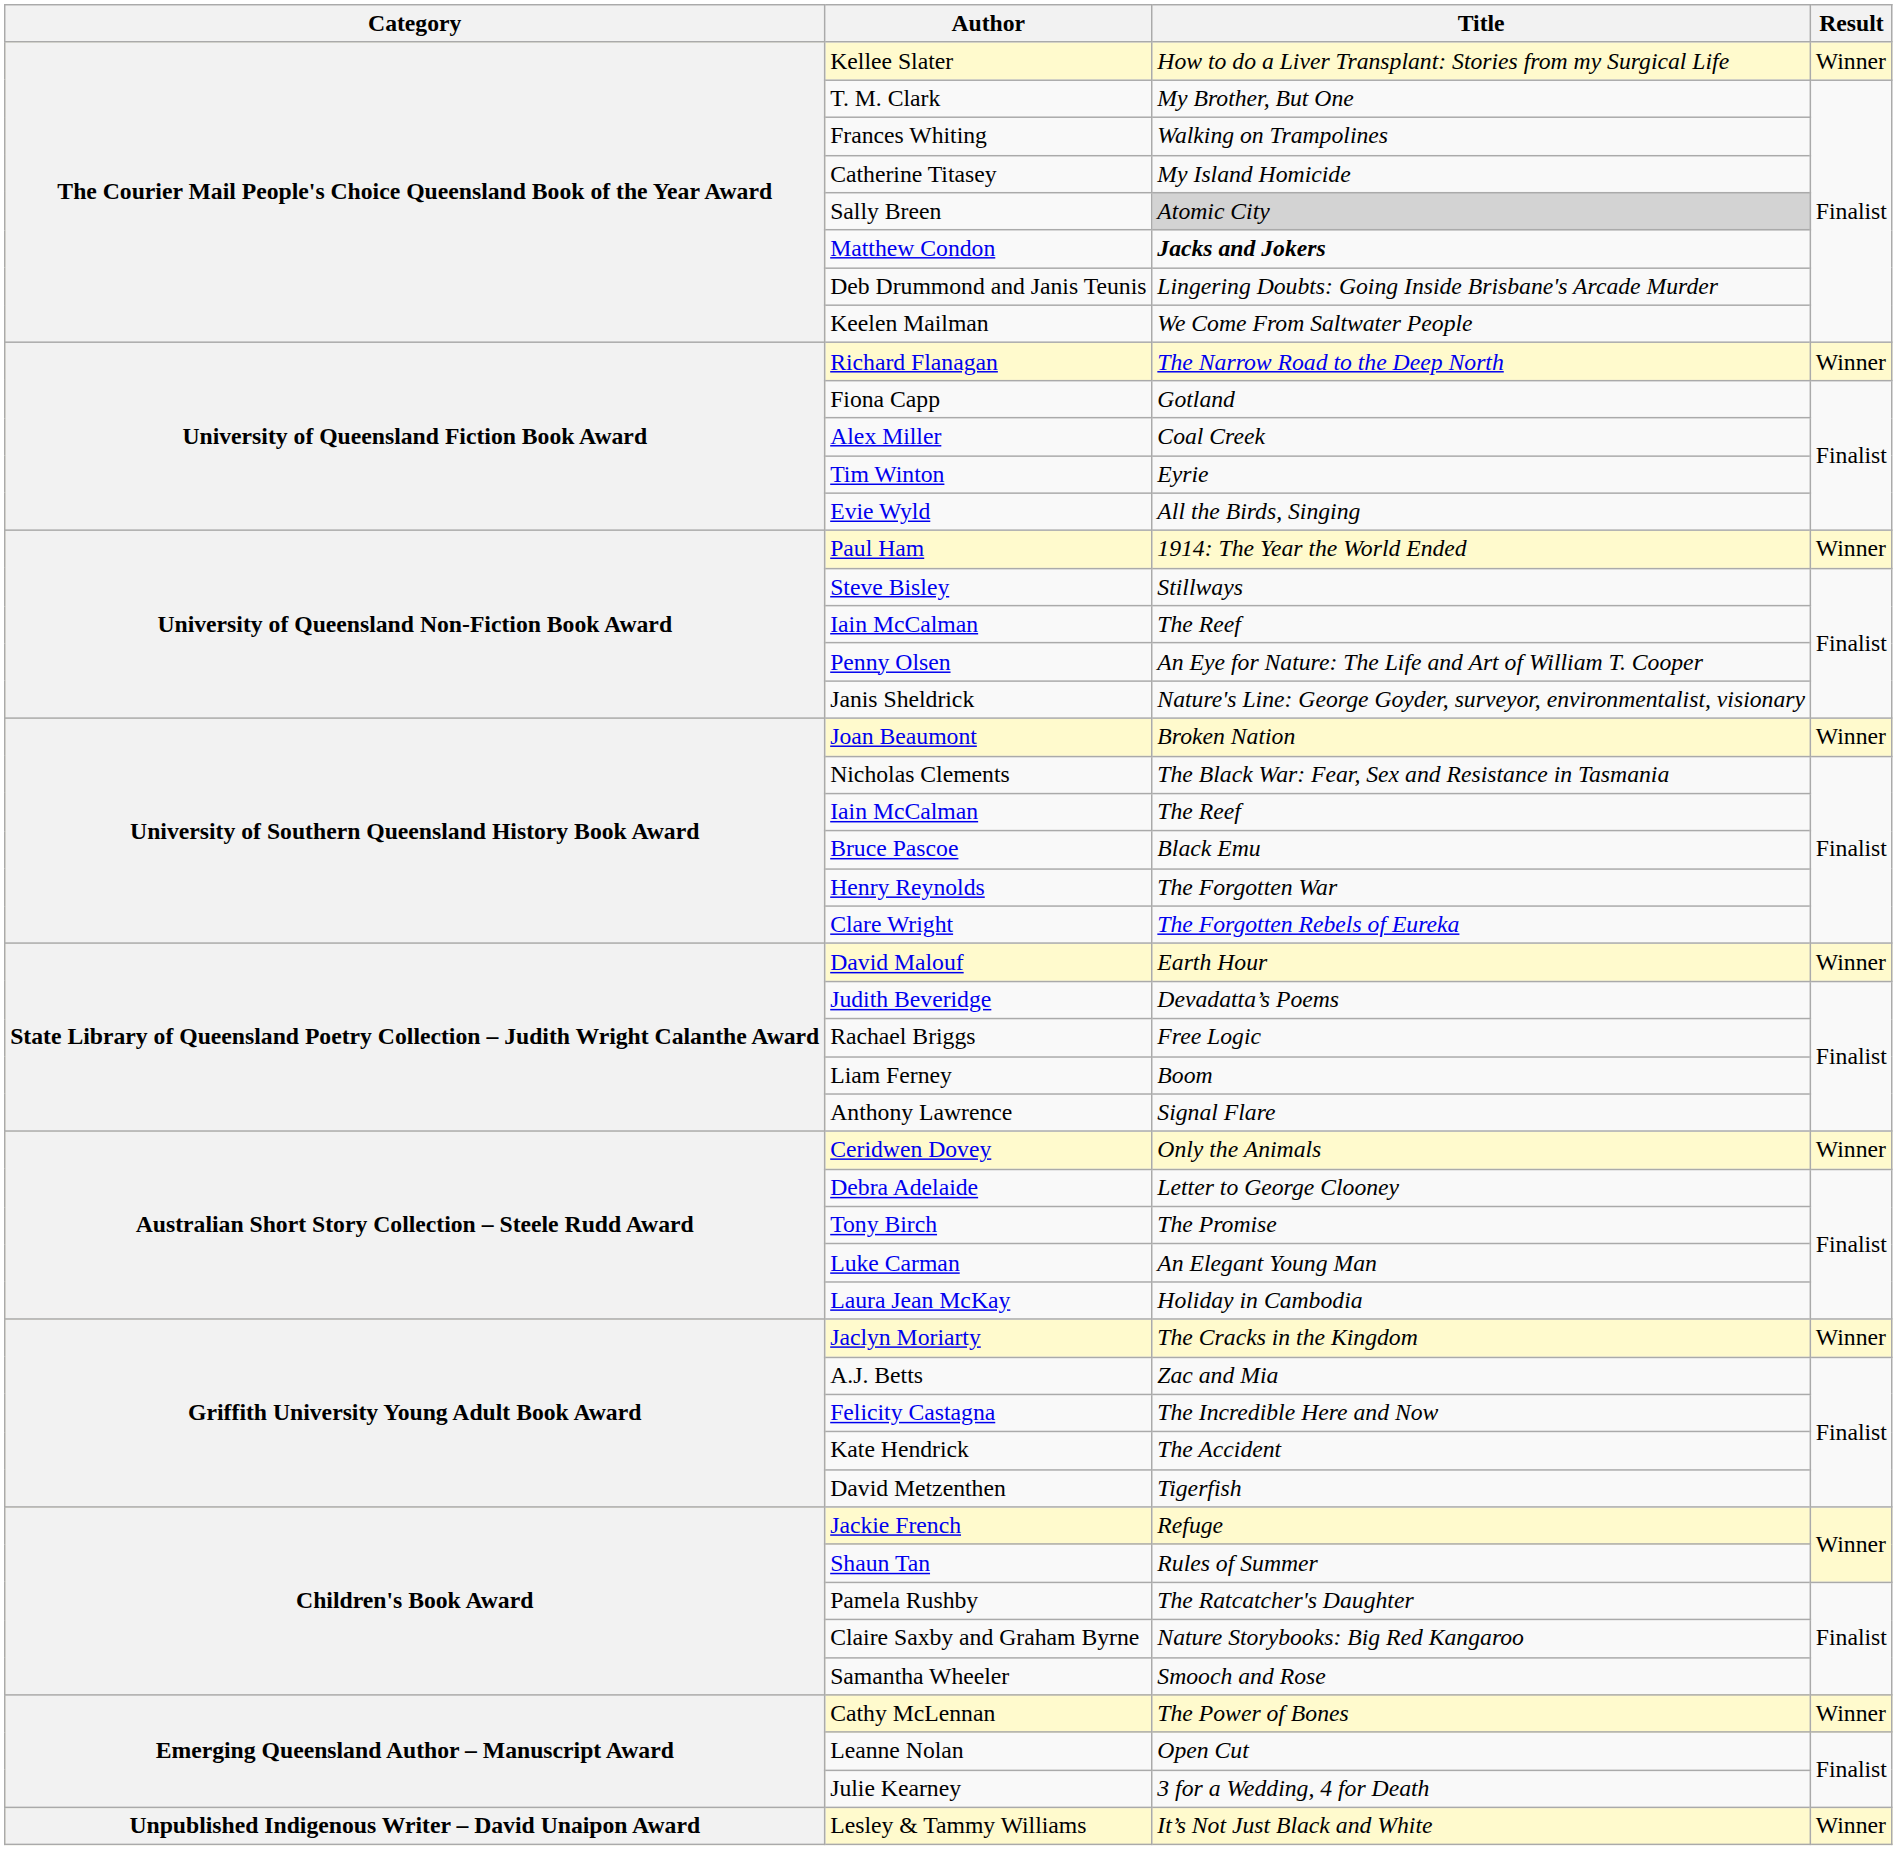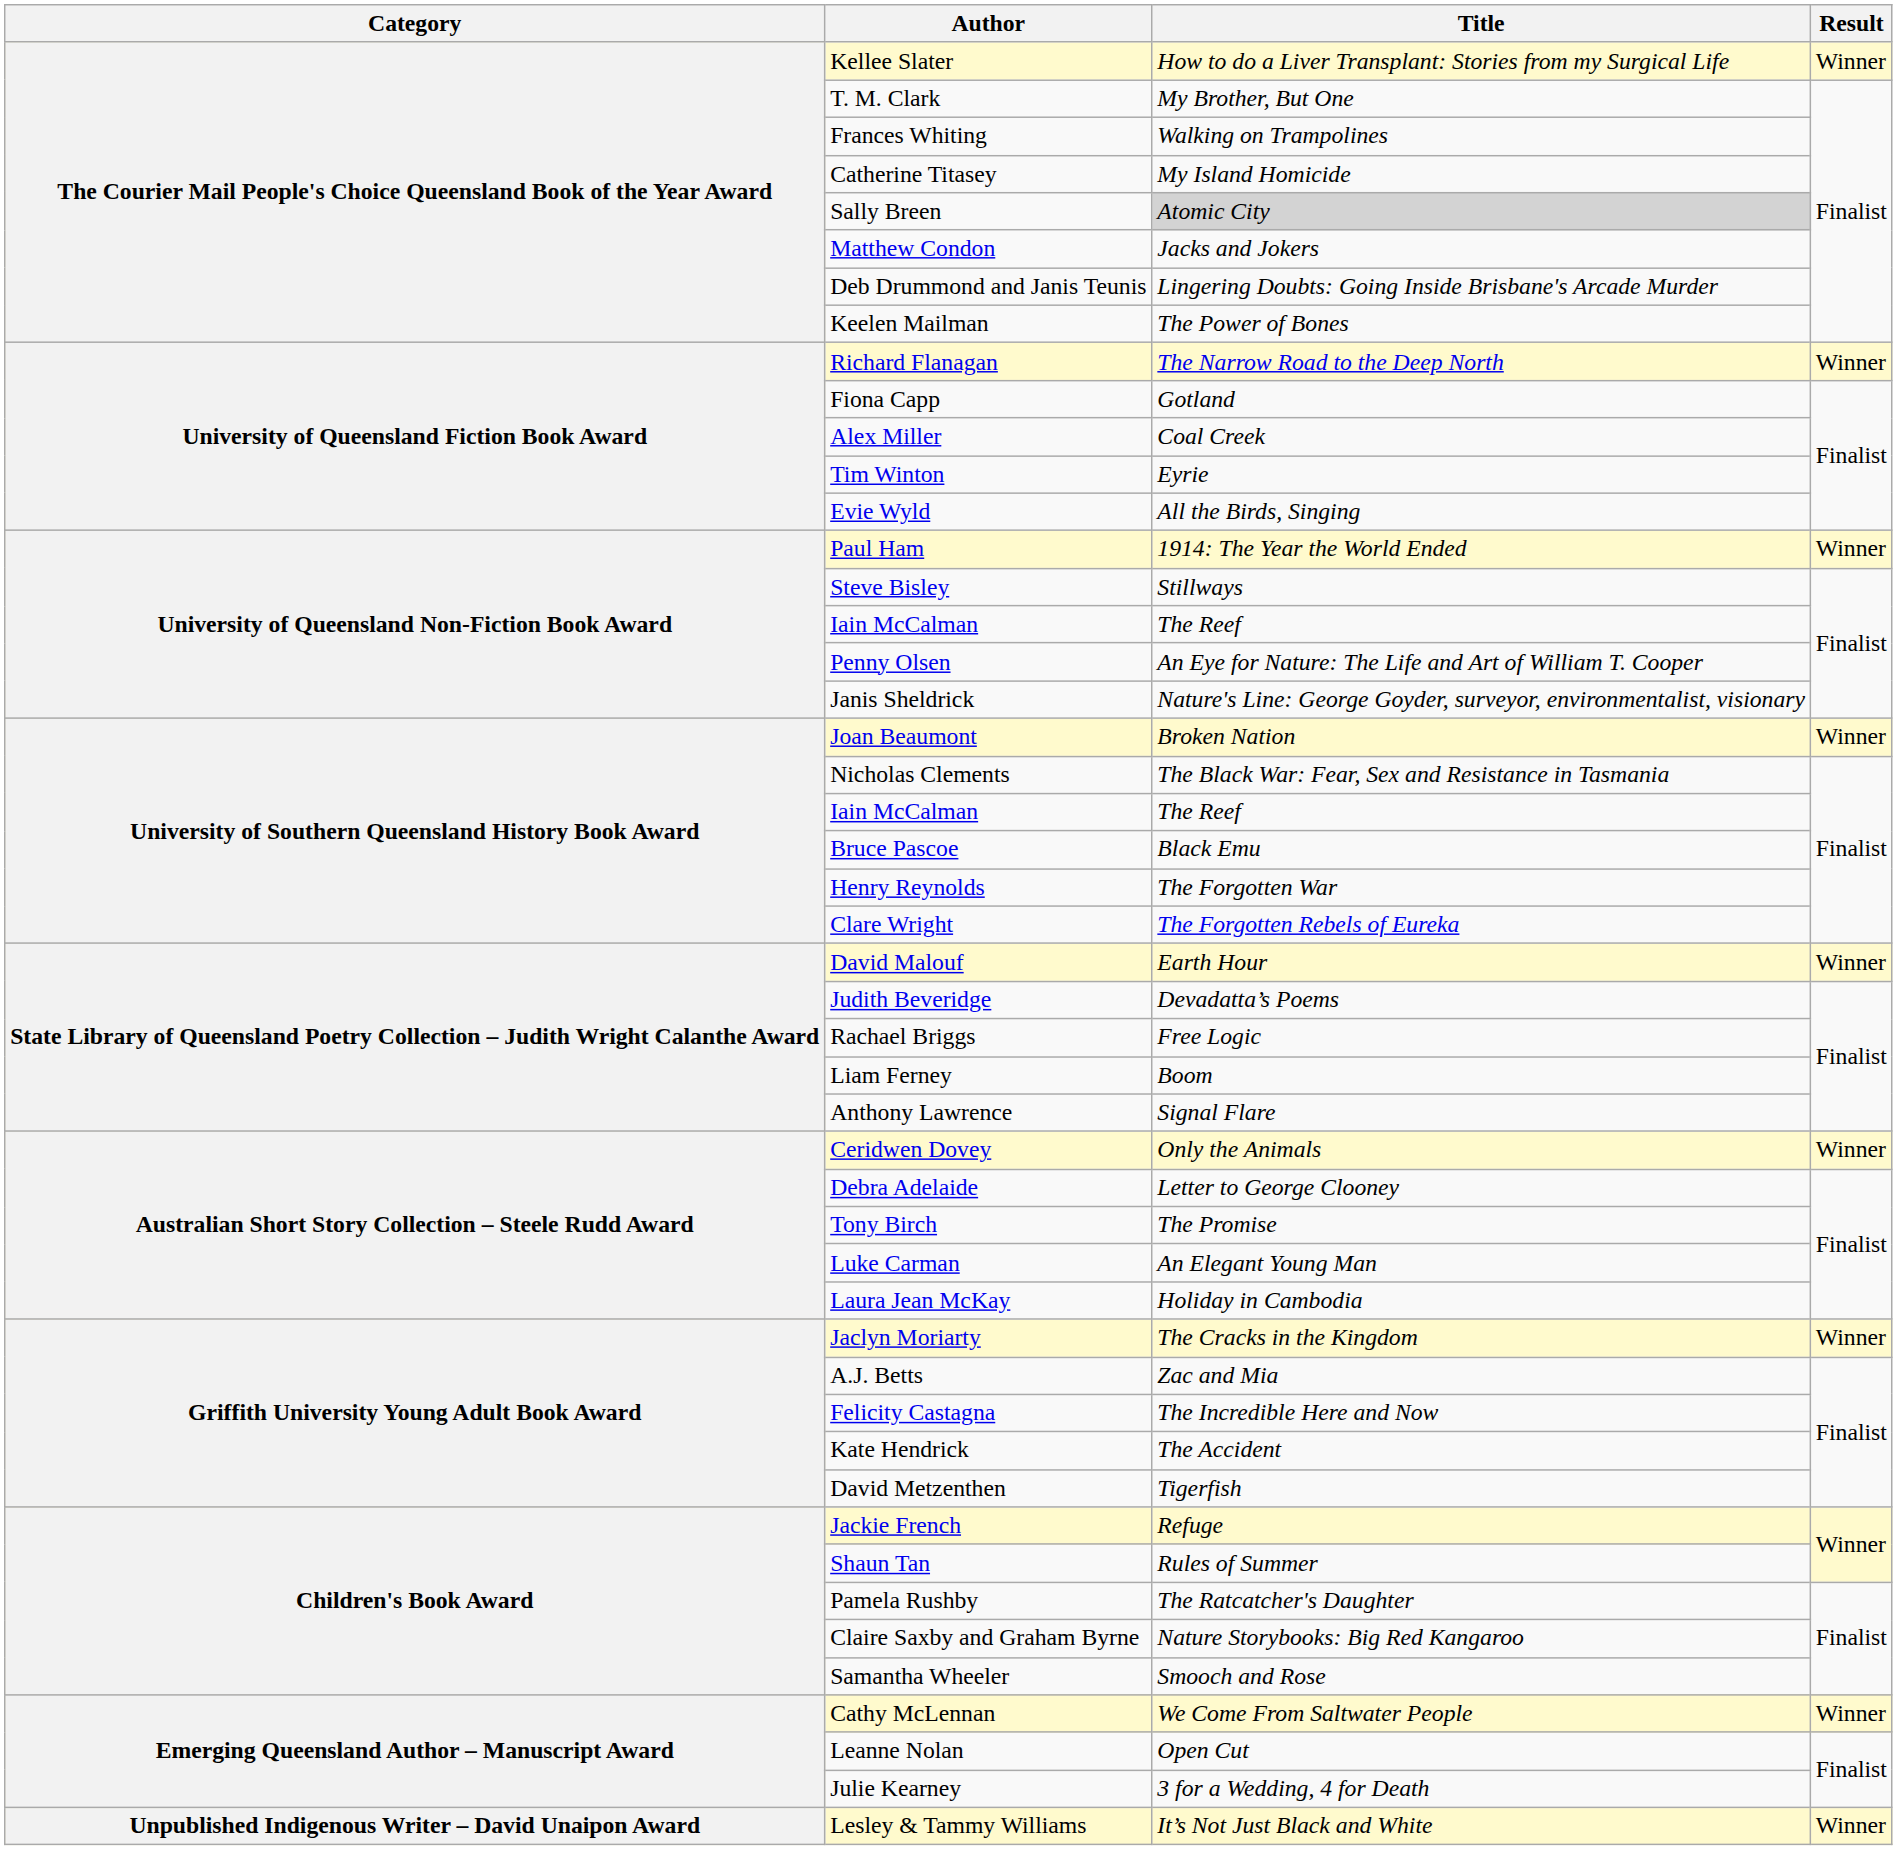(1242, 248) bold -> (1238, 248) normal
(1315, 323) We Come From Saltwater People -> (1253, 323) The Power of Bones
(1253, 1713) The Power of Bones -> (1315, 1713) We Come From Saltwater People
